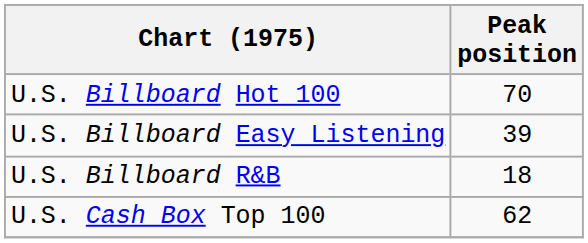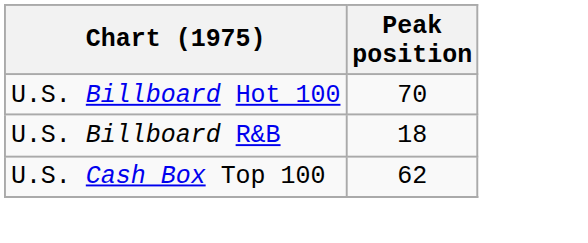- row: (228, 135)
